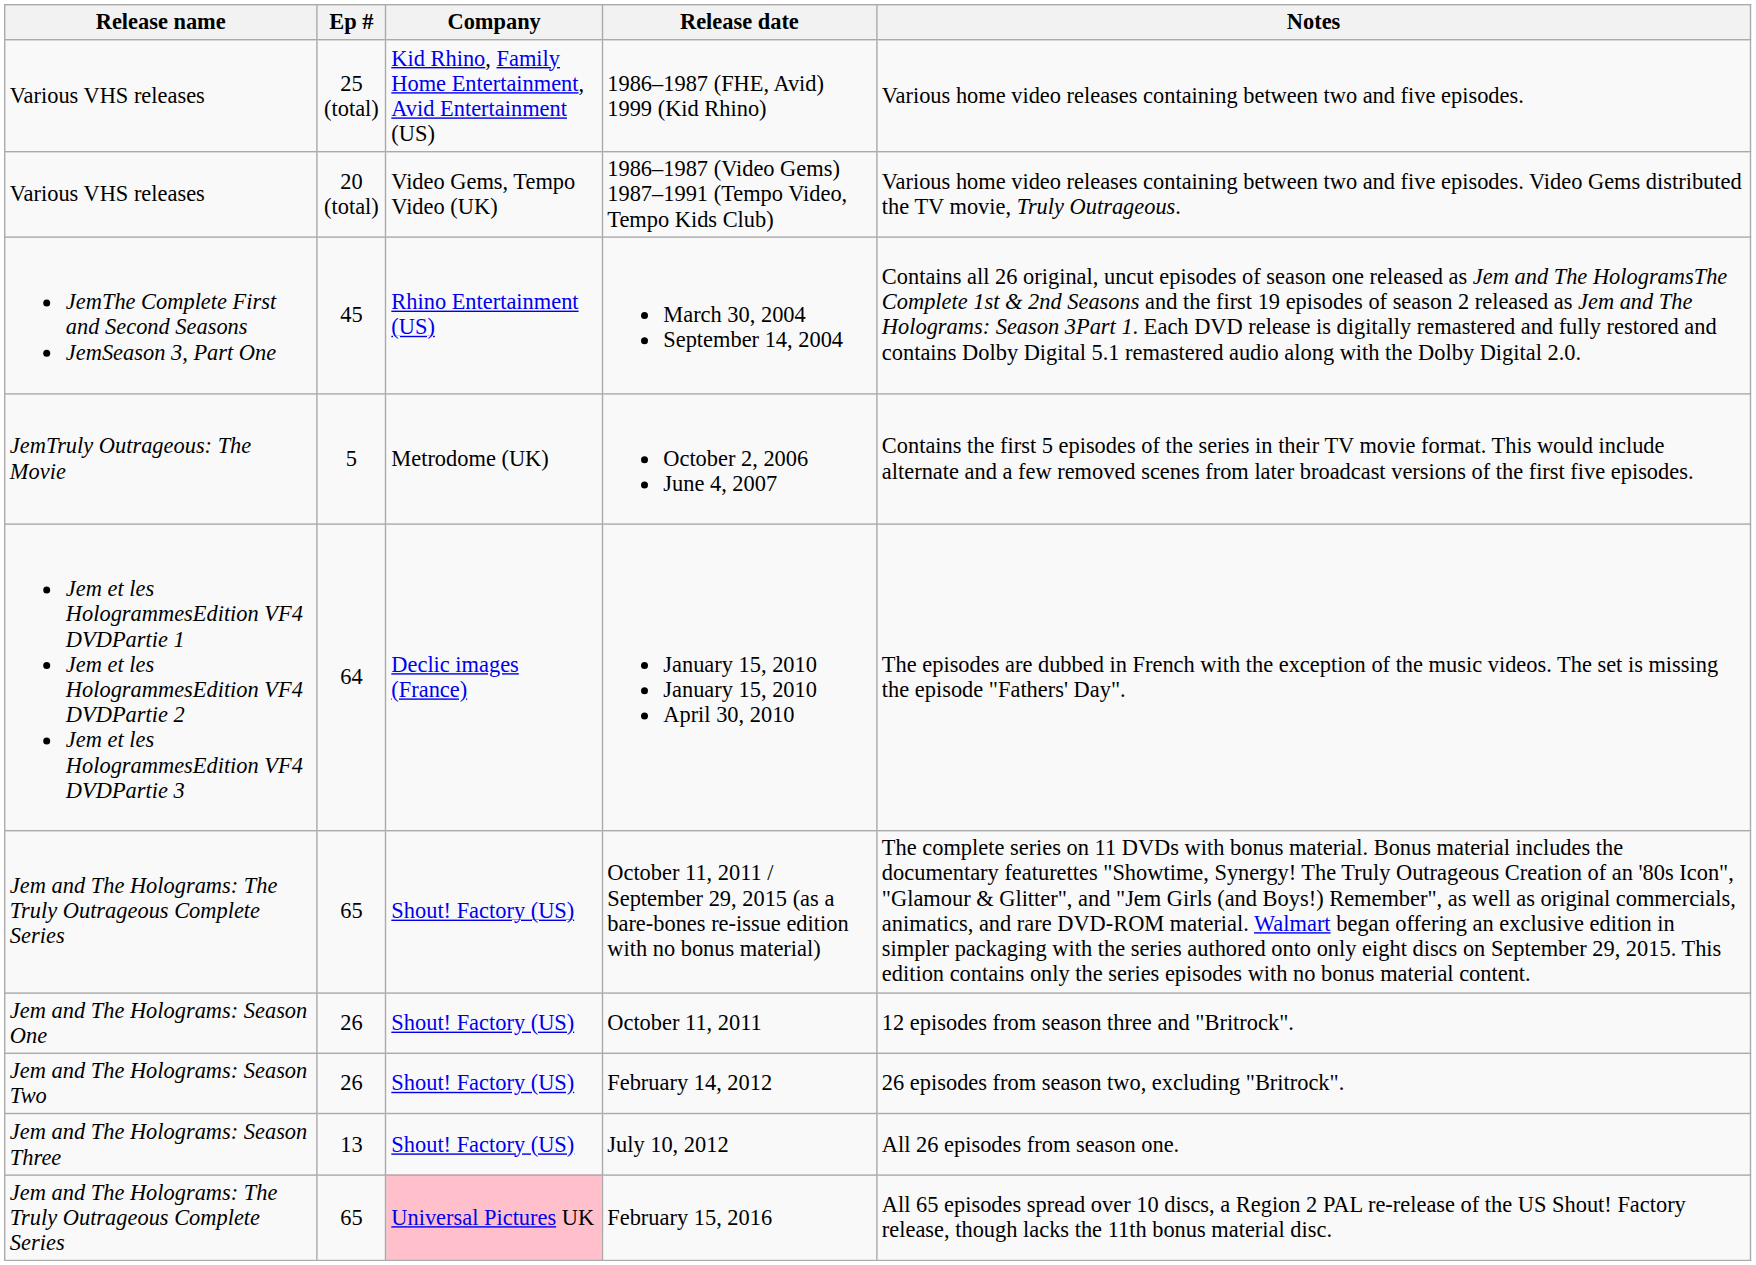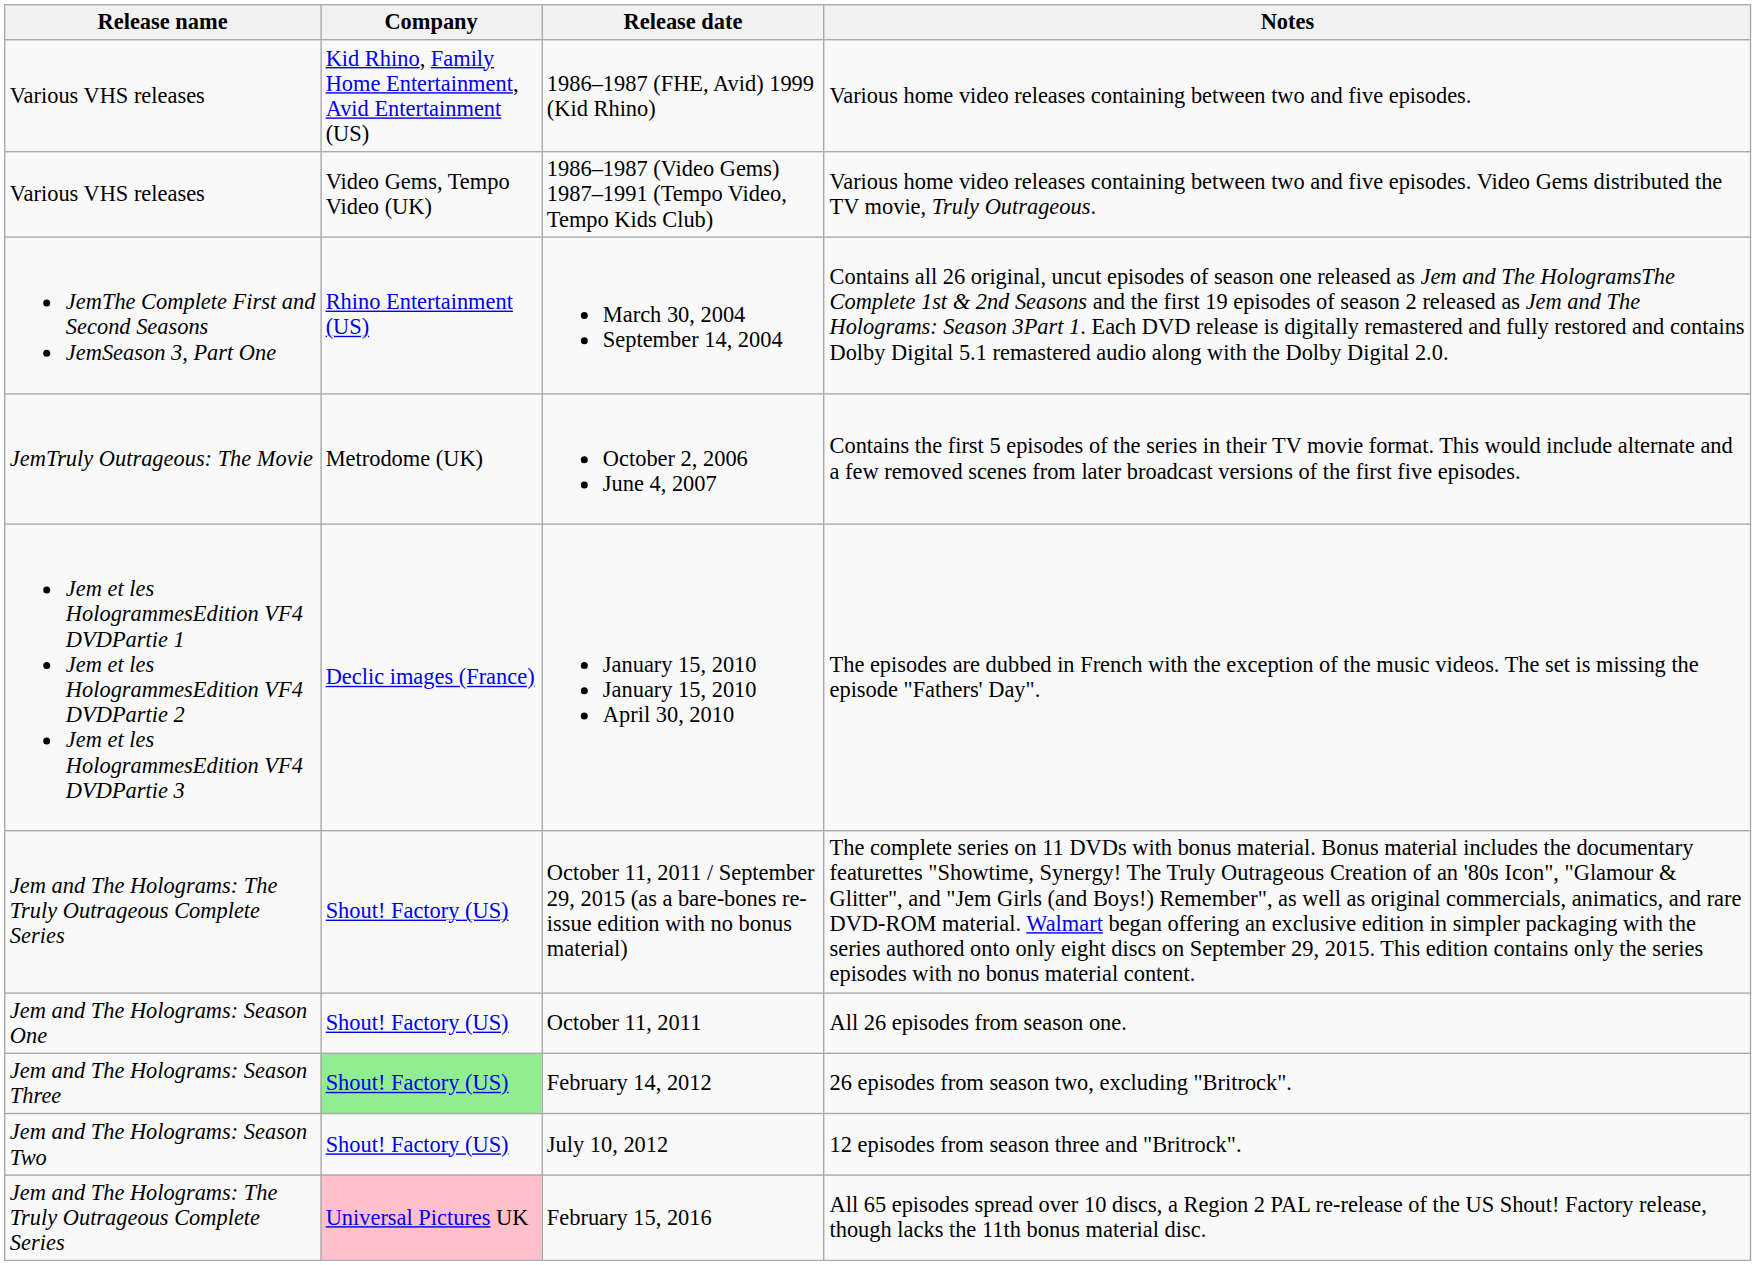- column: (351, 22)
(1088, 1022) 12 episodes from season three and "Britrock". -> (978, 1022) All 26 episodes from season one.
(159, 1083) Jem and The Holograms: Season Two -> (159, 1083) Jem and The Holograms: Season Three
(483, 1083) no background -> (417, 1083) lightgreen background
(159, 1144) Jem and The Holograms: Season Three -> (159, 1144) Jem and The Holograms: Season Two
(1031, 1144) All 26 episodes from season one. -> (1036, 1144) 12 episodes from season three and "Britrock".
